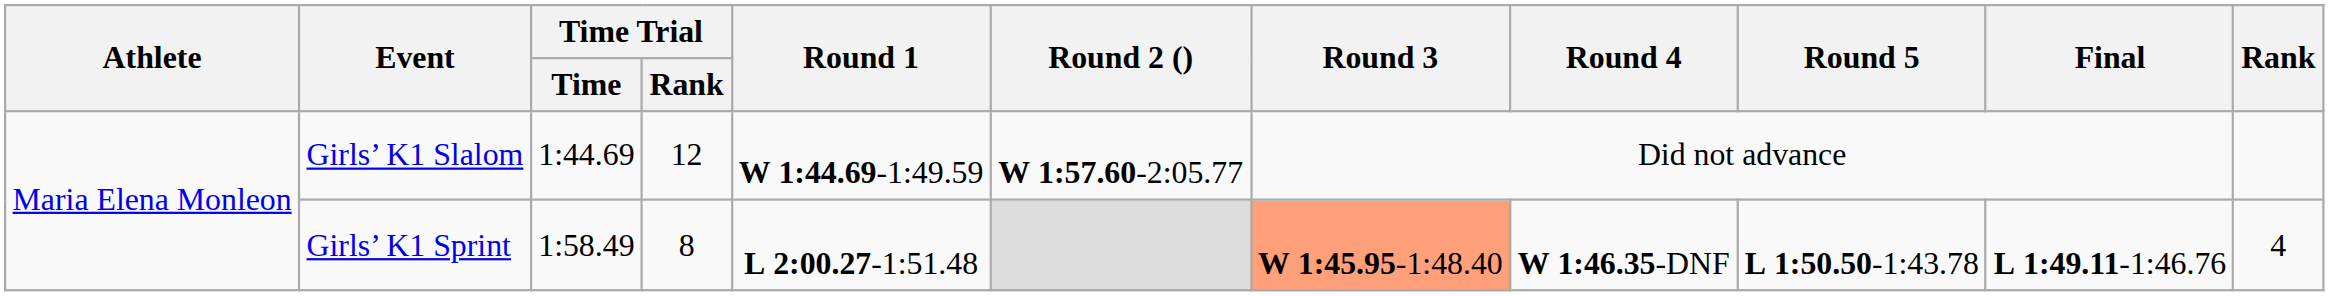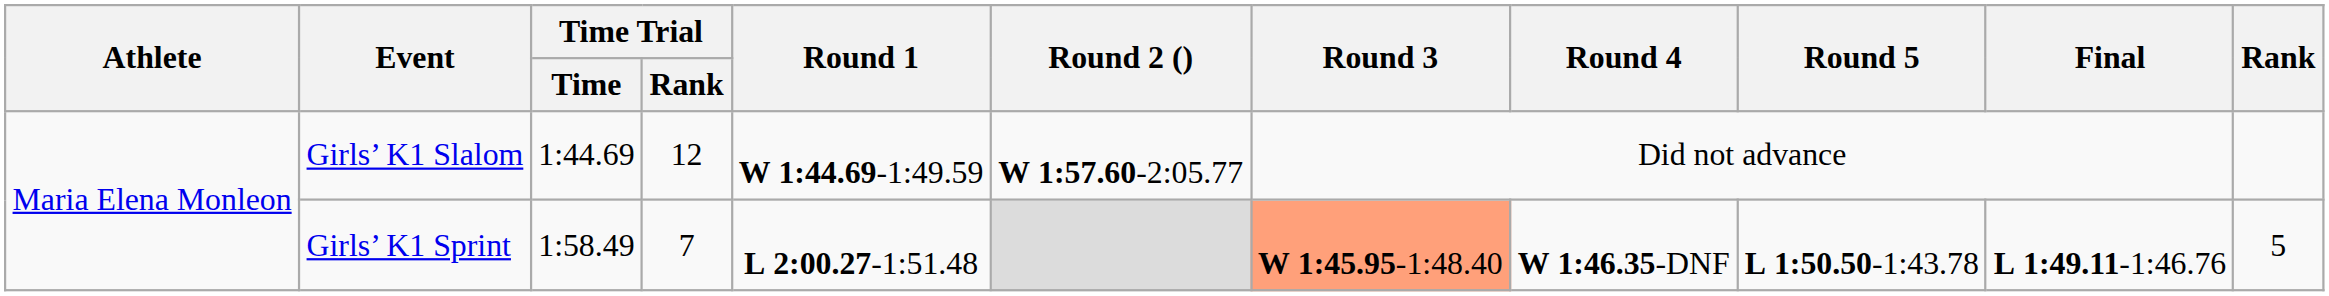(687, 244) 8 -> (687, 244) 7
(2278, 244) 4 -> (2278, 244) 5
